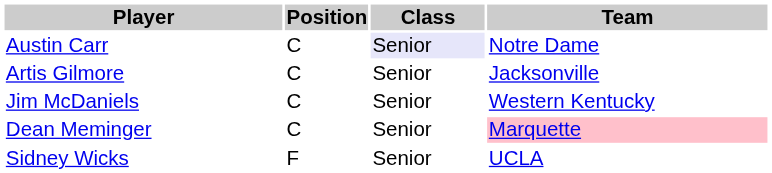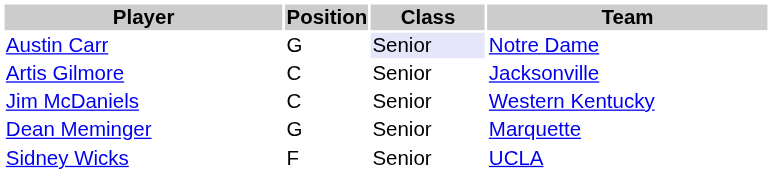(294, 45) C -> (294, 45) G
(294, 129) C -> (294, 129) G
(535, 129) pink background -> (535, 129) no background
